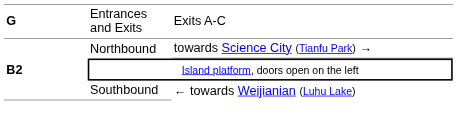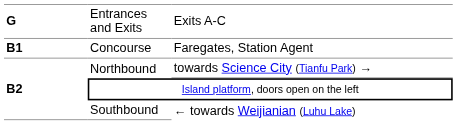+ row: (121, 48)
